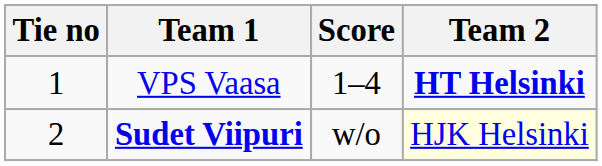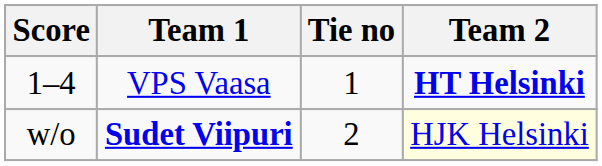columns swapped: (56, 30) <-> (356, 30)
